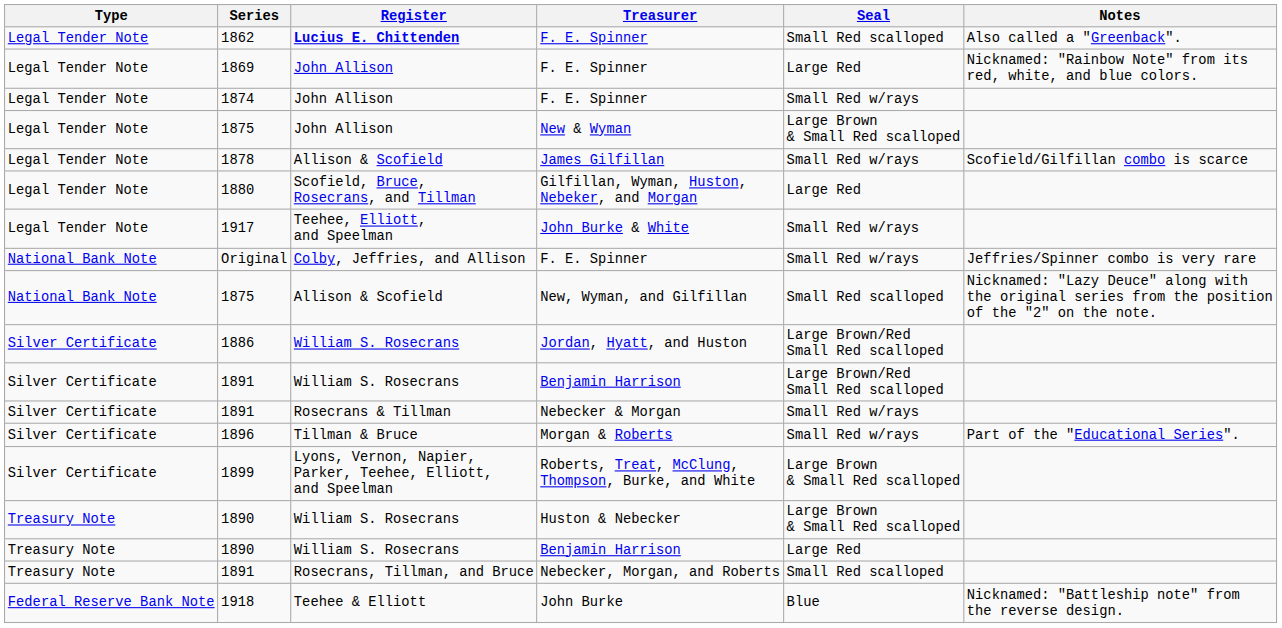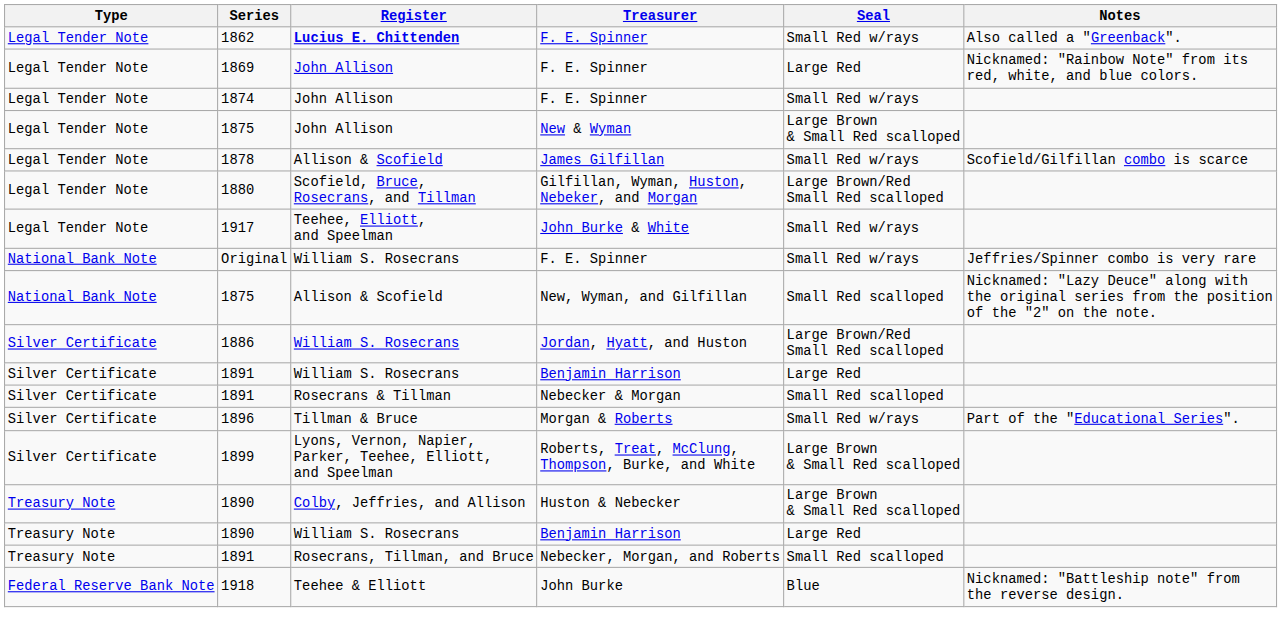(865, 38) Small Red scalloped -> (853, 38) Small Red w/rays
(824, 190) Large Red -> (865, 190) Large Brown/Red Small Red scalloped
(410, 259) Colby, Jeffries, and Allison -> (377, 259) William S. Rosecrans
(865, 382) Large Brown/Red Small Red scalloped -> (824, 374) Large Red
(853, 412) Small Red w/rays -> (865, 397) Small Red scalloped
(377, 520) William S. Rosecrans -> (410, 504) Colby, Jeffries, and Allison
